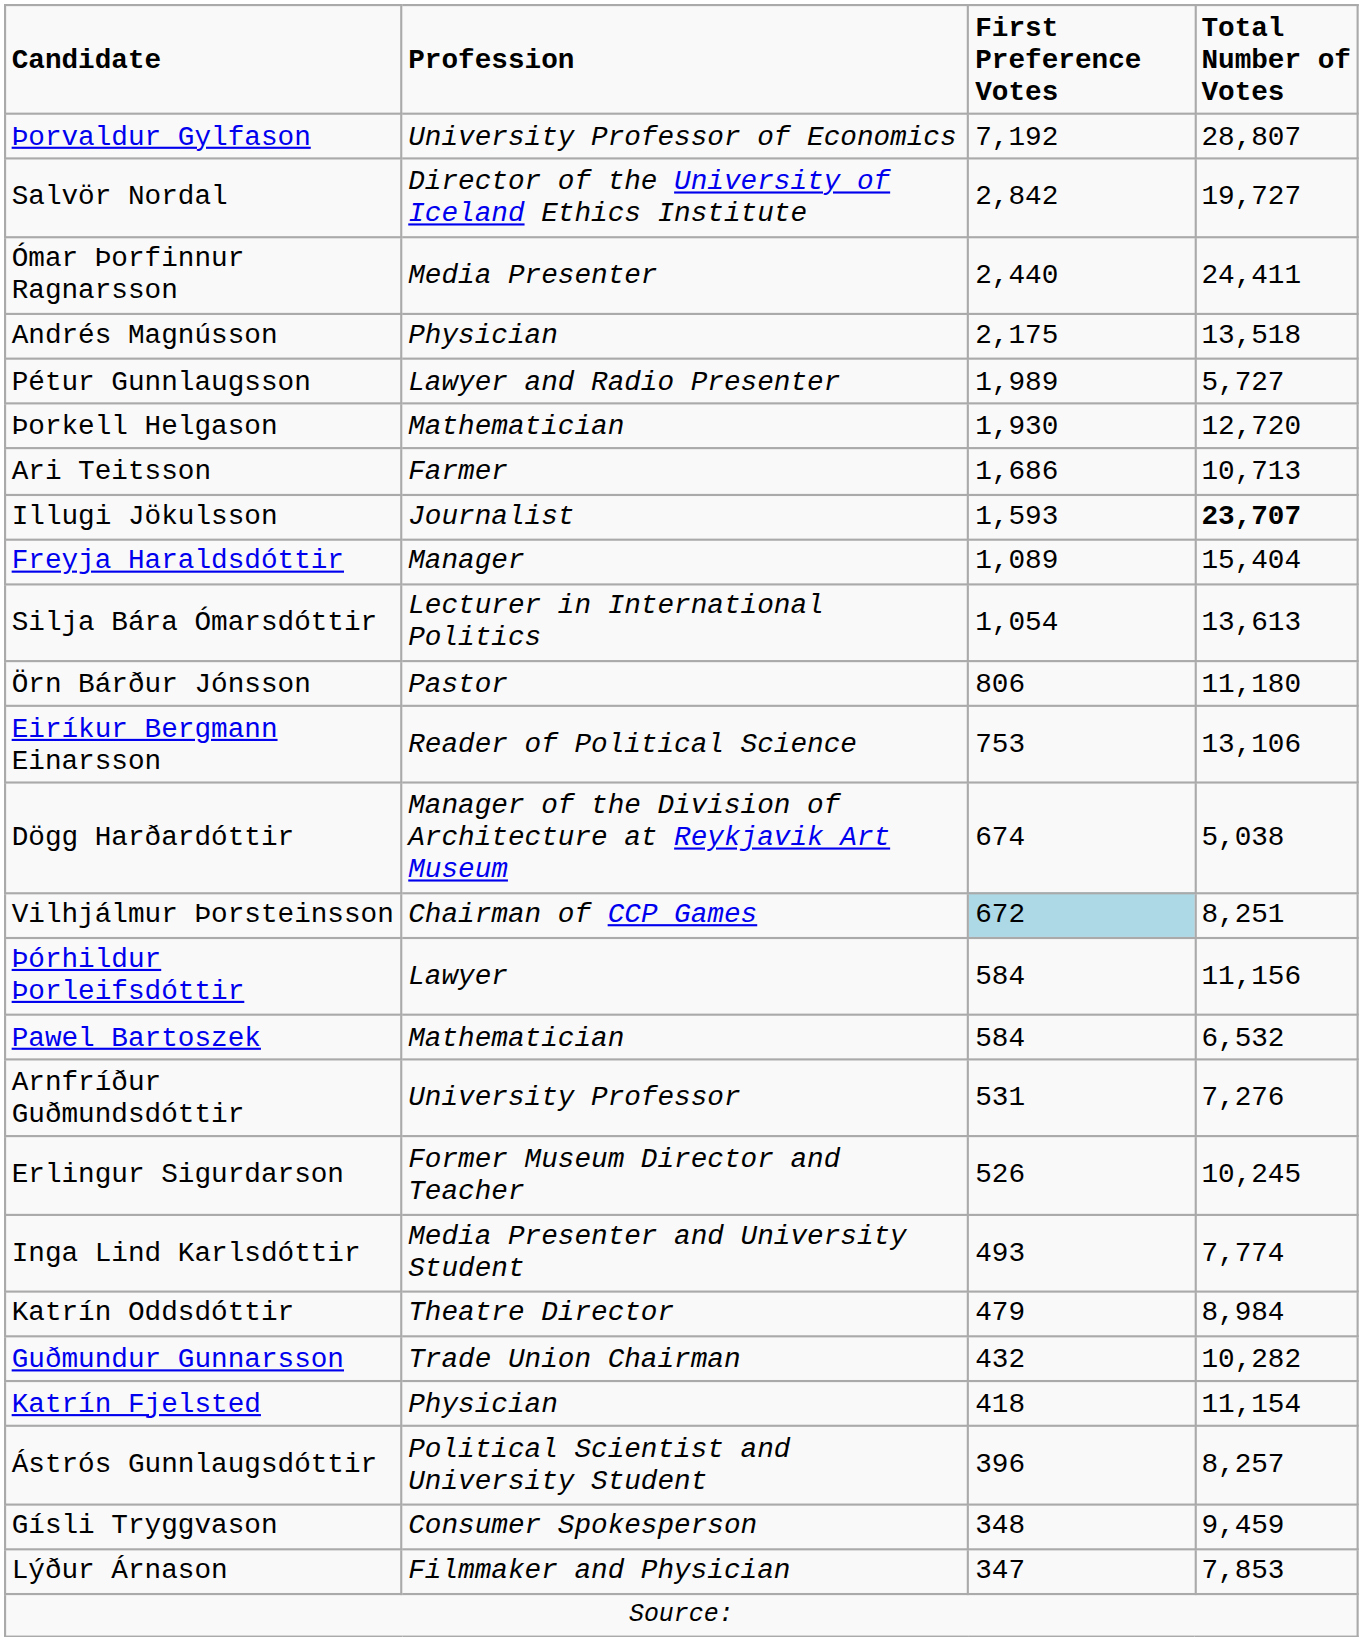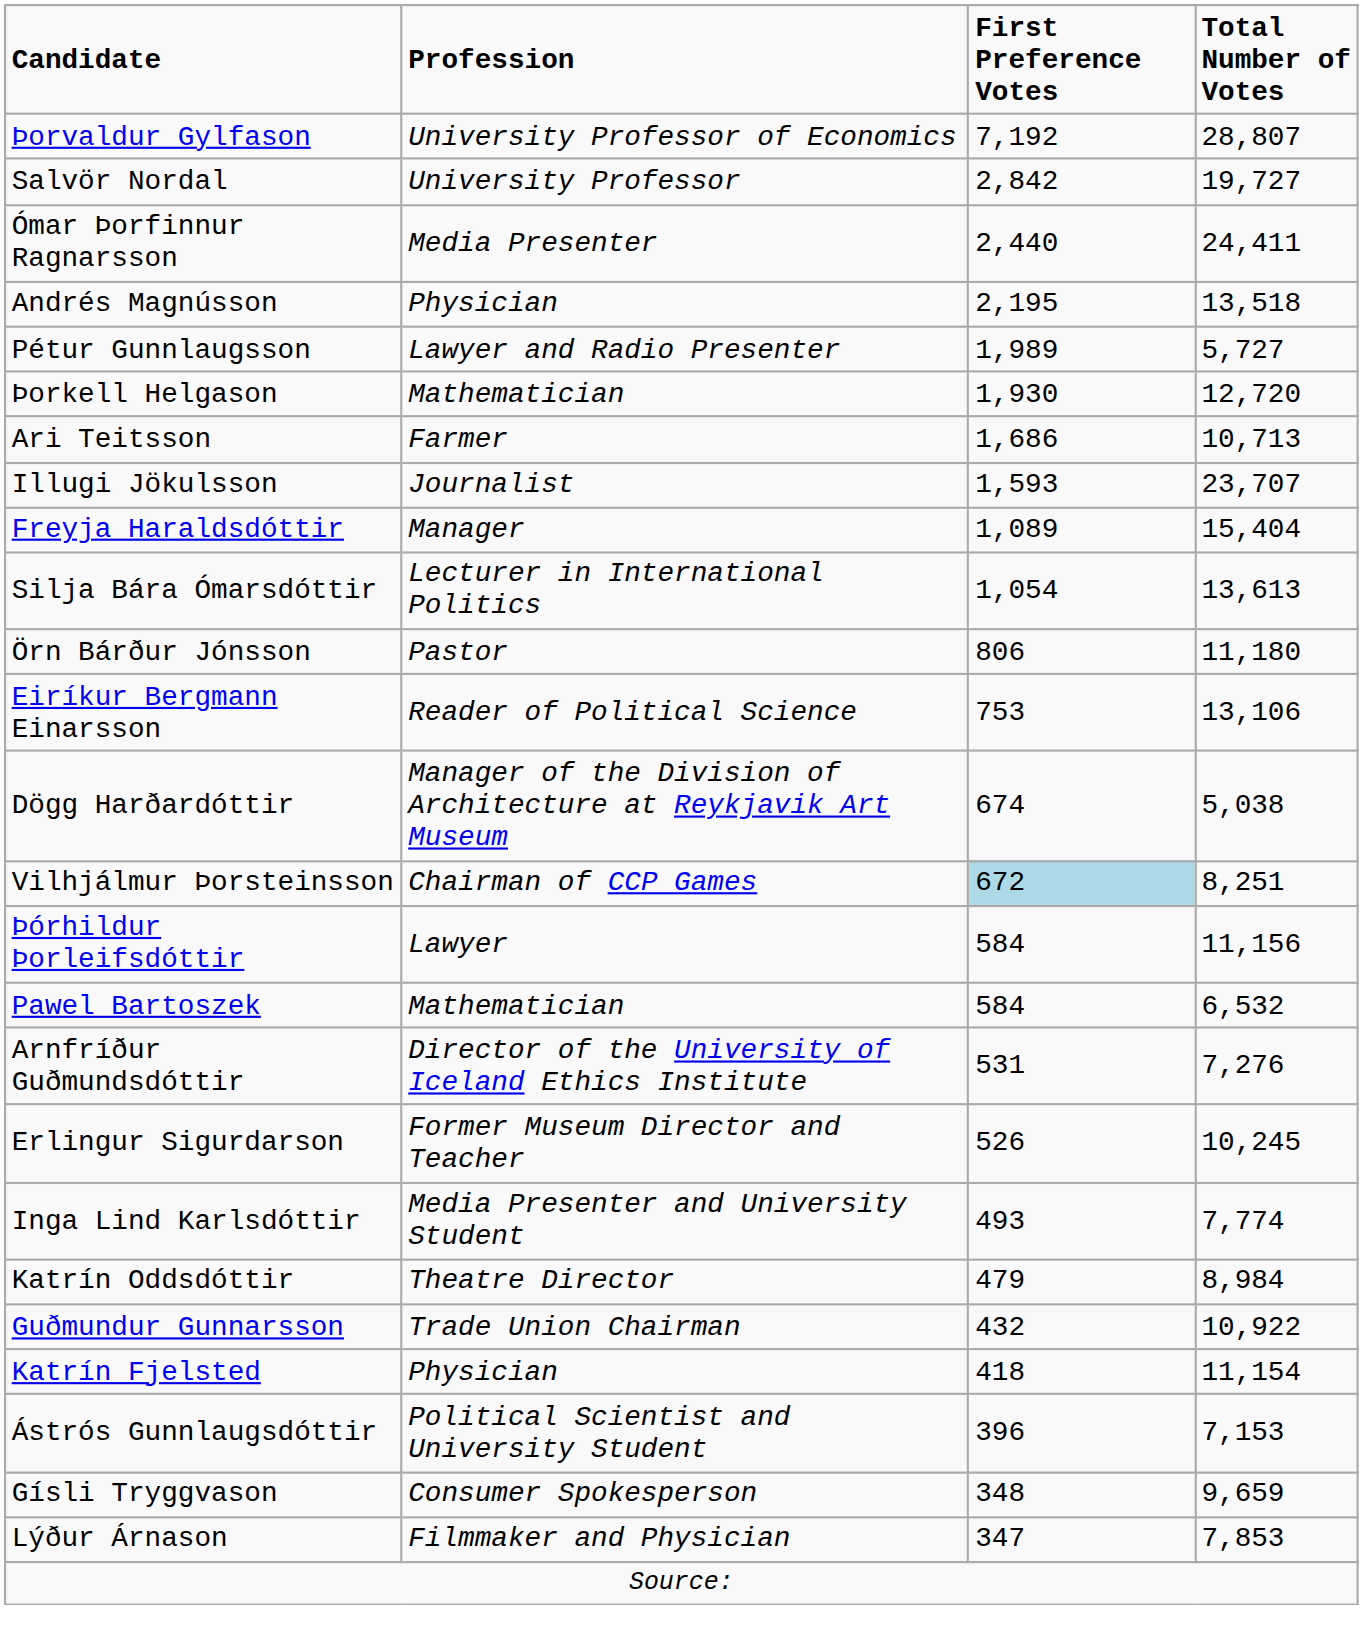(649, 198) Director of the University of Iceland Ethics Institute -> (574, 182) University Professor
(1017, 336) 2,175 -> (1017, 304) 2,195
(1251, 516) bold -> (1251, 485) normal
(574, 1098) University Professor -> (649, 1066) Director of the University of Iceland Ethics Institute
(1251, 1359) 10,282 -> (1251, 1327) 10,922
(1243, 1465) 8,257 -> (1243, 1433) 7,153
(1243, 1526) 9,459 -> (1243, 1494) 9,659
